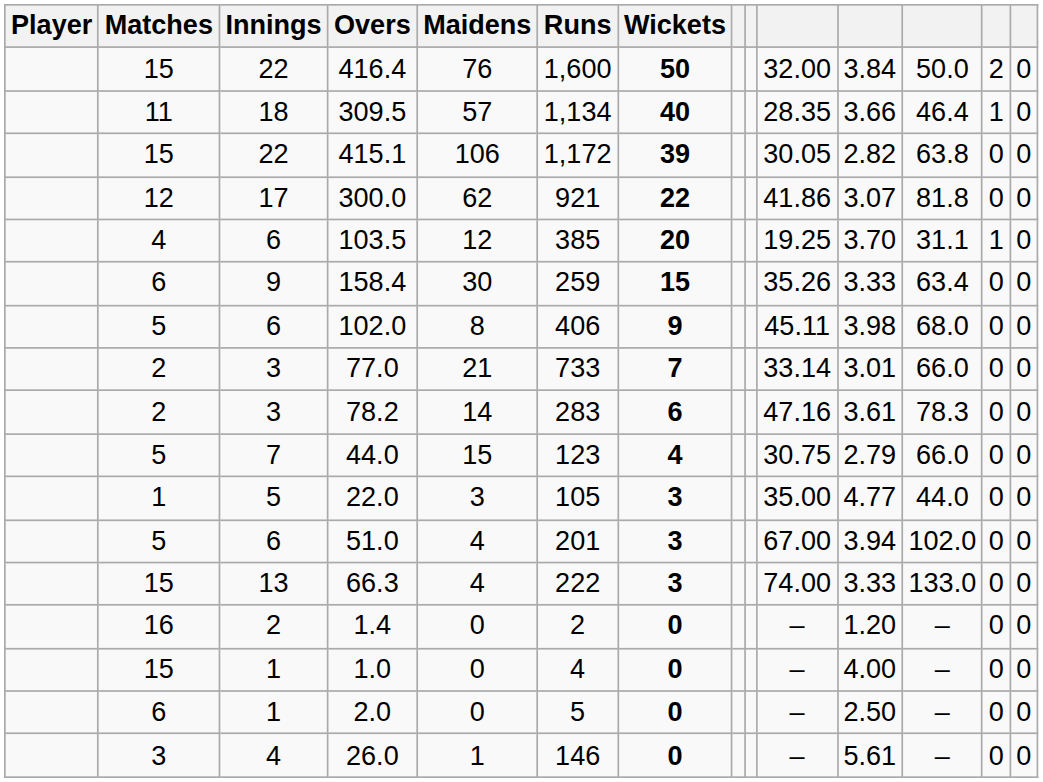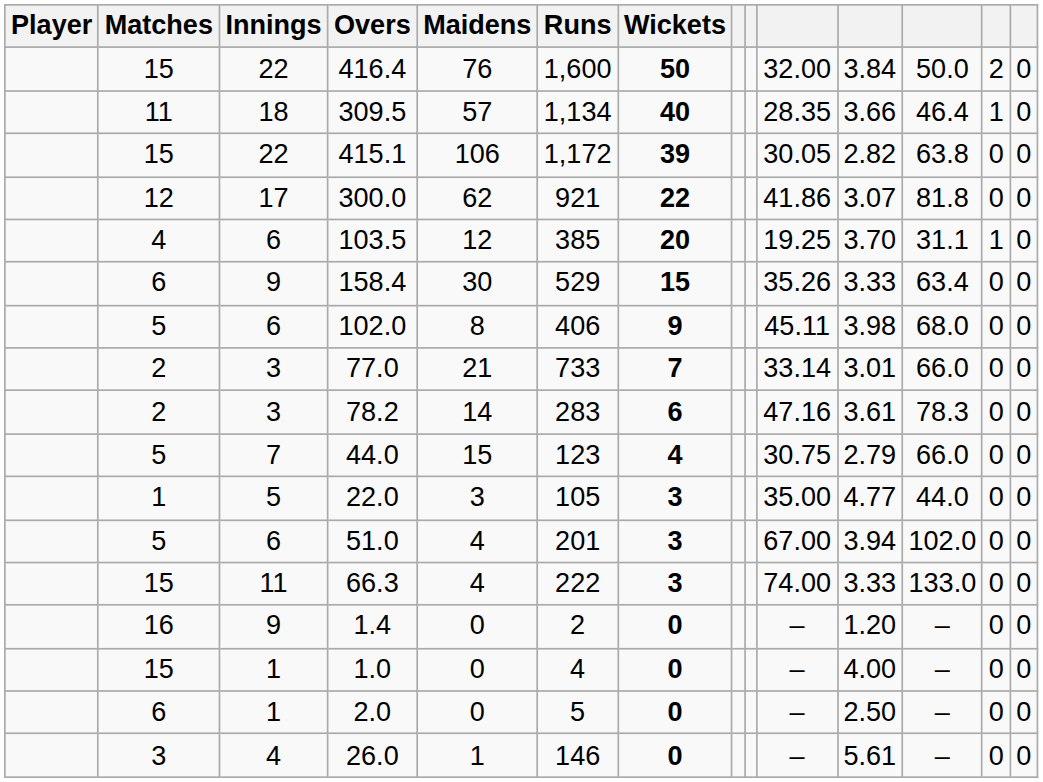(578, 283) 259 -> (578, 283) 529
(273, 583) 13 -> (273, 583) 11
(273, 626) 2 -> (273, 626) 9
